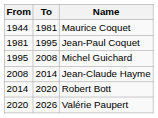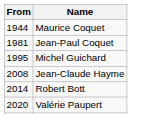- column: (46, 12)
